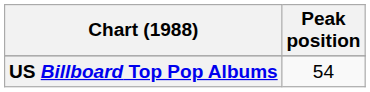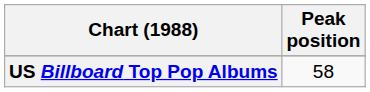(323, 71) 54 -> (323, 71) 58
